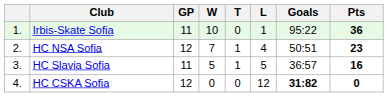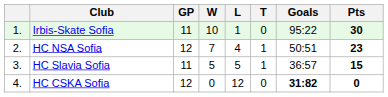columns swapped: (238, 13) <-> (263, 13)
(356, 30) 36 -> (356, 30) 30
(356, 65) 16 -> (356, 65) 15
